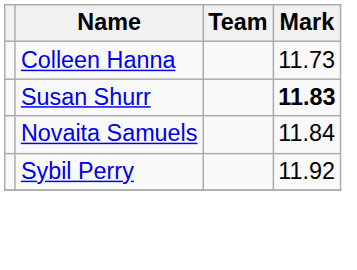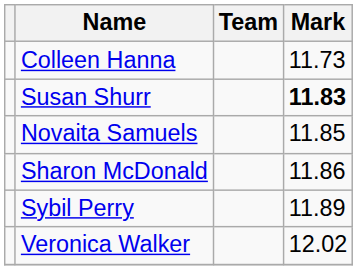(307, 134) 11.84 -> (317, 134) 11.85
+ row: (114, 171)
(307, 171) 11.92 -> (317, 208) 11.89
+ row: (105, 245)
